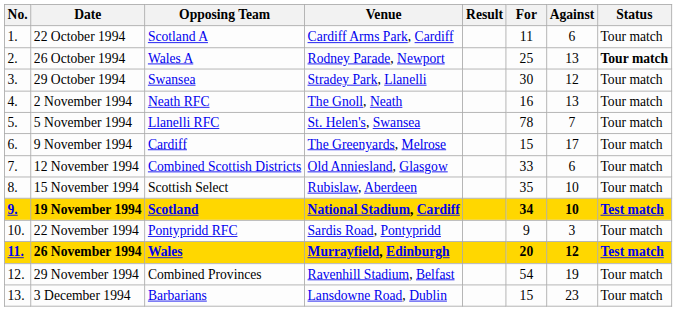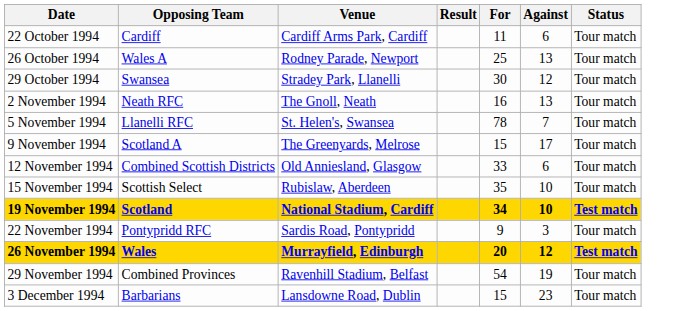- column: (18, 15)
(178, 36) Scotland A -> (141, 36) Cardiff
(634, 58) bold -> (605, 58) normal
(167, 144) Cardiff -> (152, 144) Scotland A
